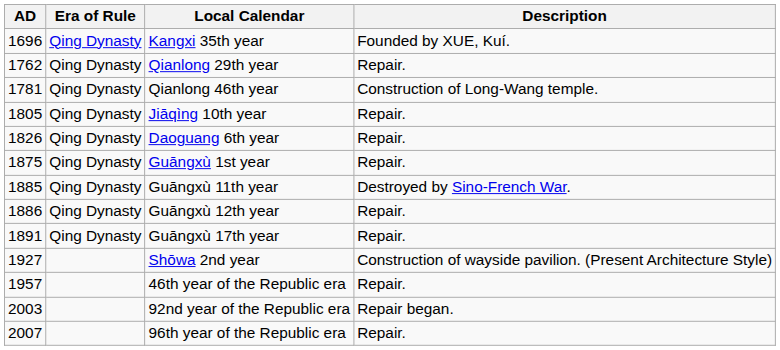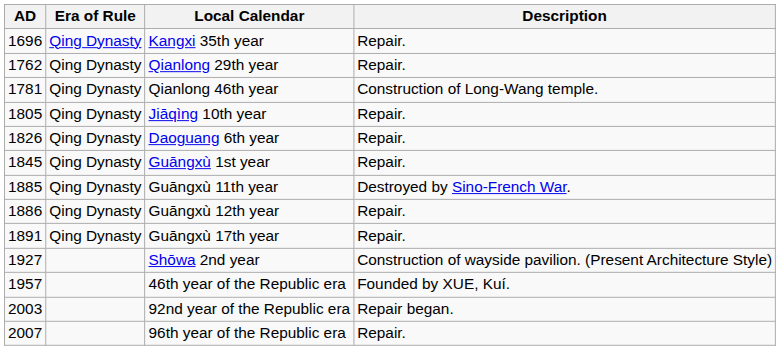(434, 41) Founded by XUE, Kuí. -> (381, 41) Repair.
(25, 162) 1875 -> (25, 162) 1845
(381, 284) Repair. -> (434, 284) Founded by XUE, Kuí.
